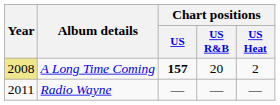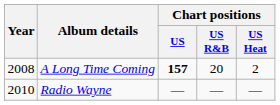(21, 68) khaki background -> (21, 68) no background
(21, 89) 2011 -> (21, 89) 2010
